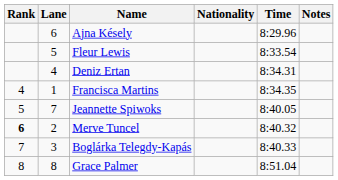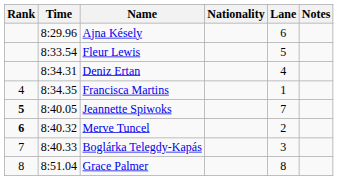columns swapped: (54, 14) <-> (278, 14)
(21, 109) normal -> (21, 109) bold
